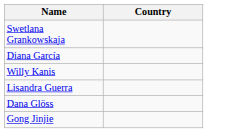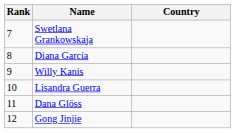+ column: (18, 12)
